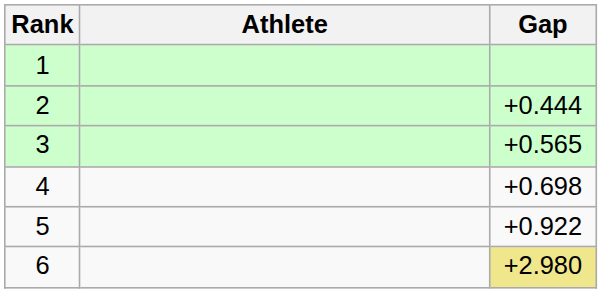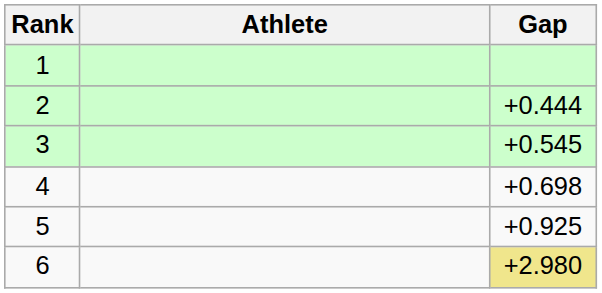(543, 145) +0.565 -> (543, 145) +0.545
(543, 226) +0.922 -> (543, 226) +0.925
